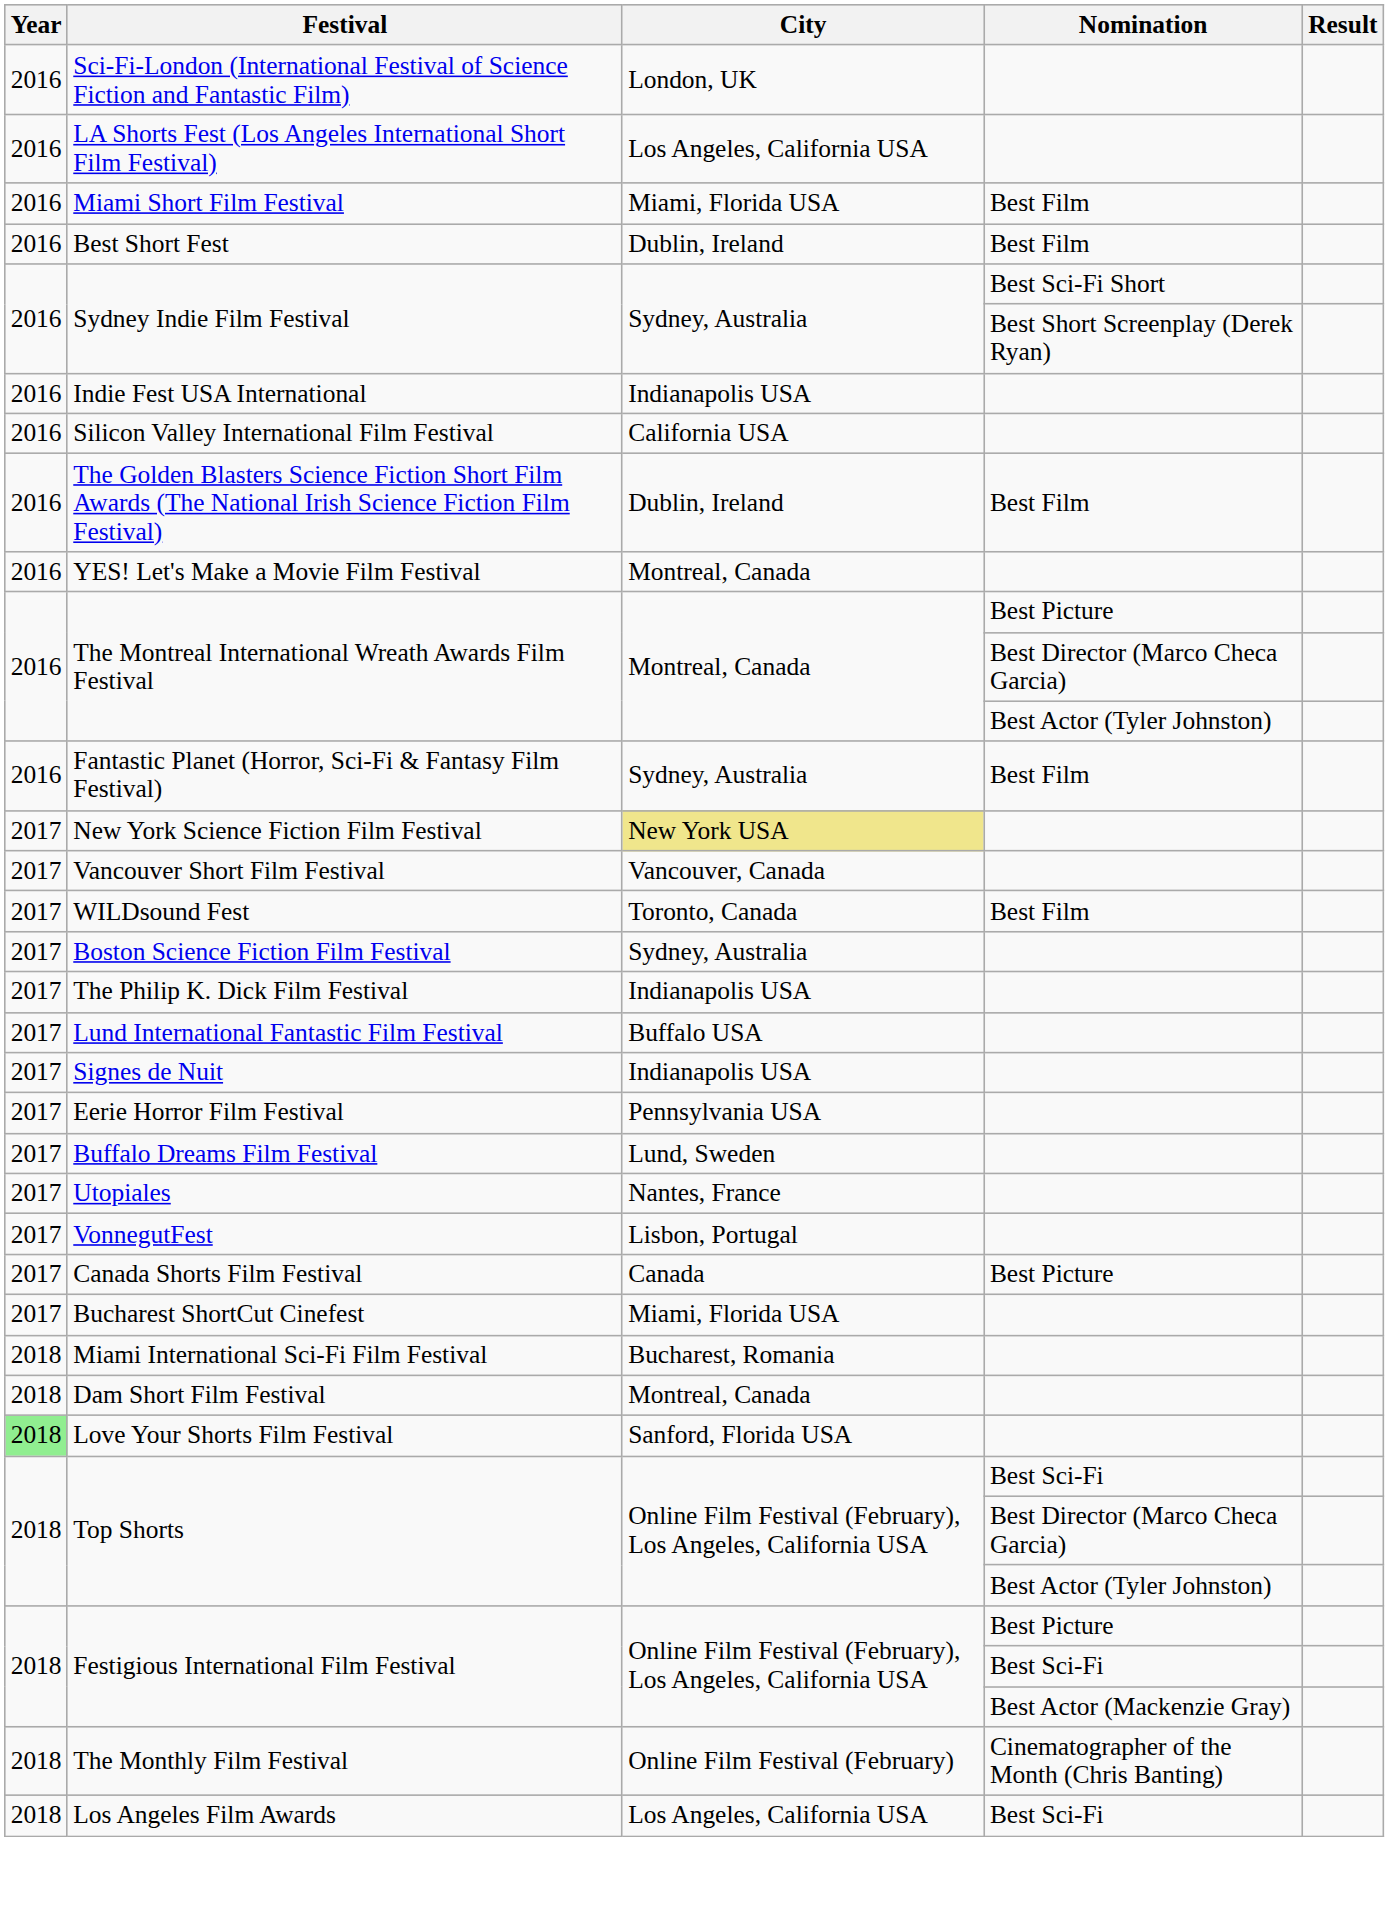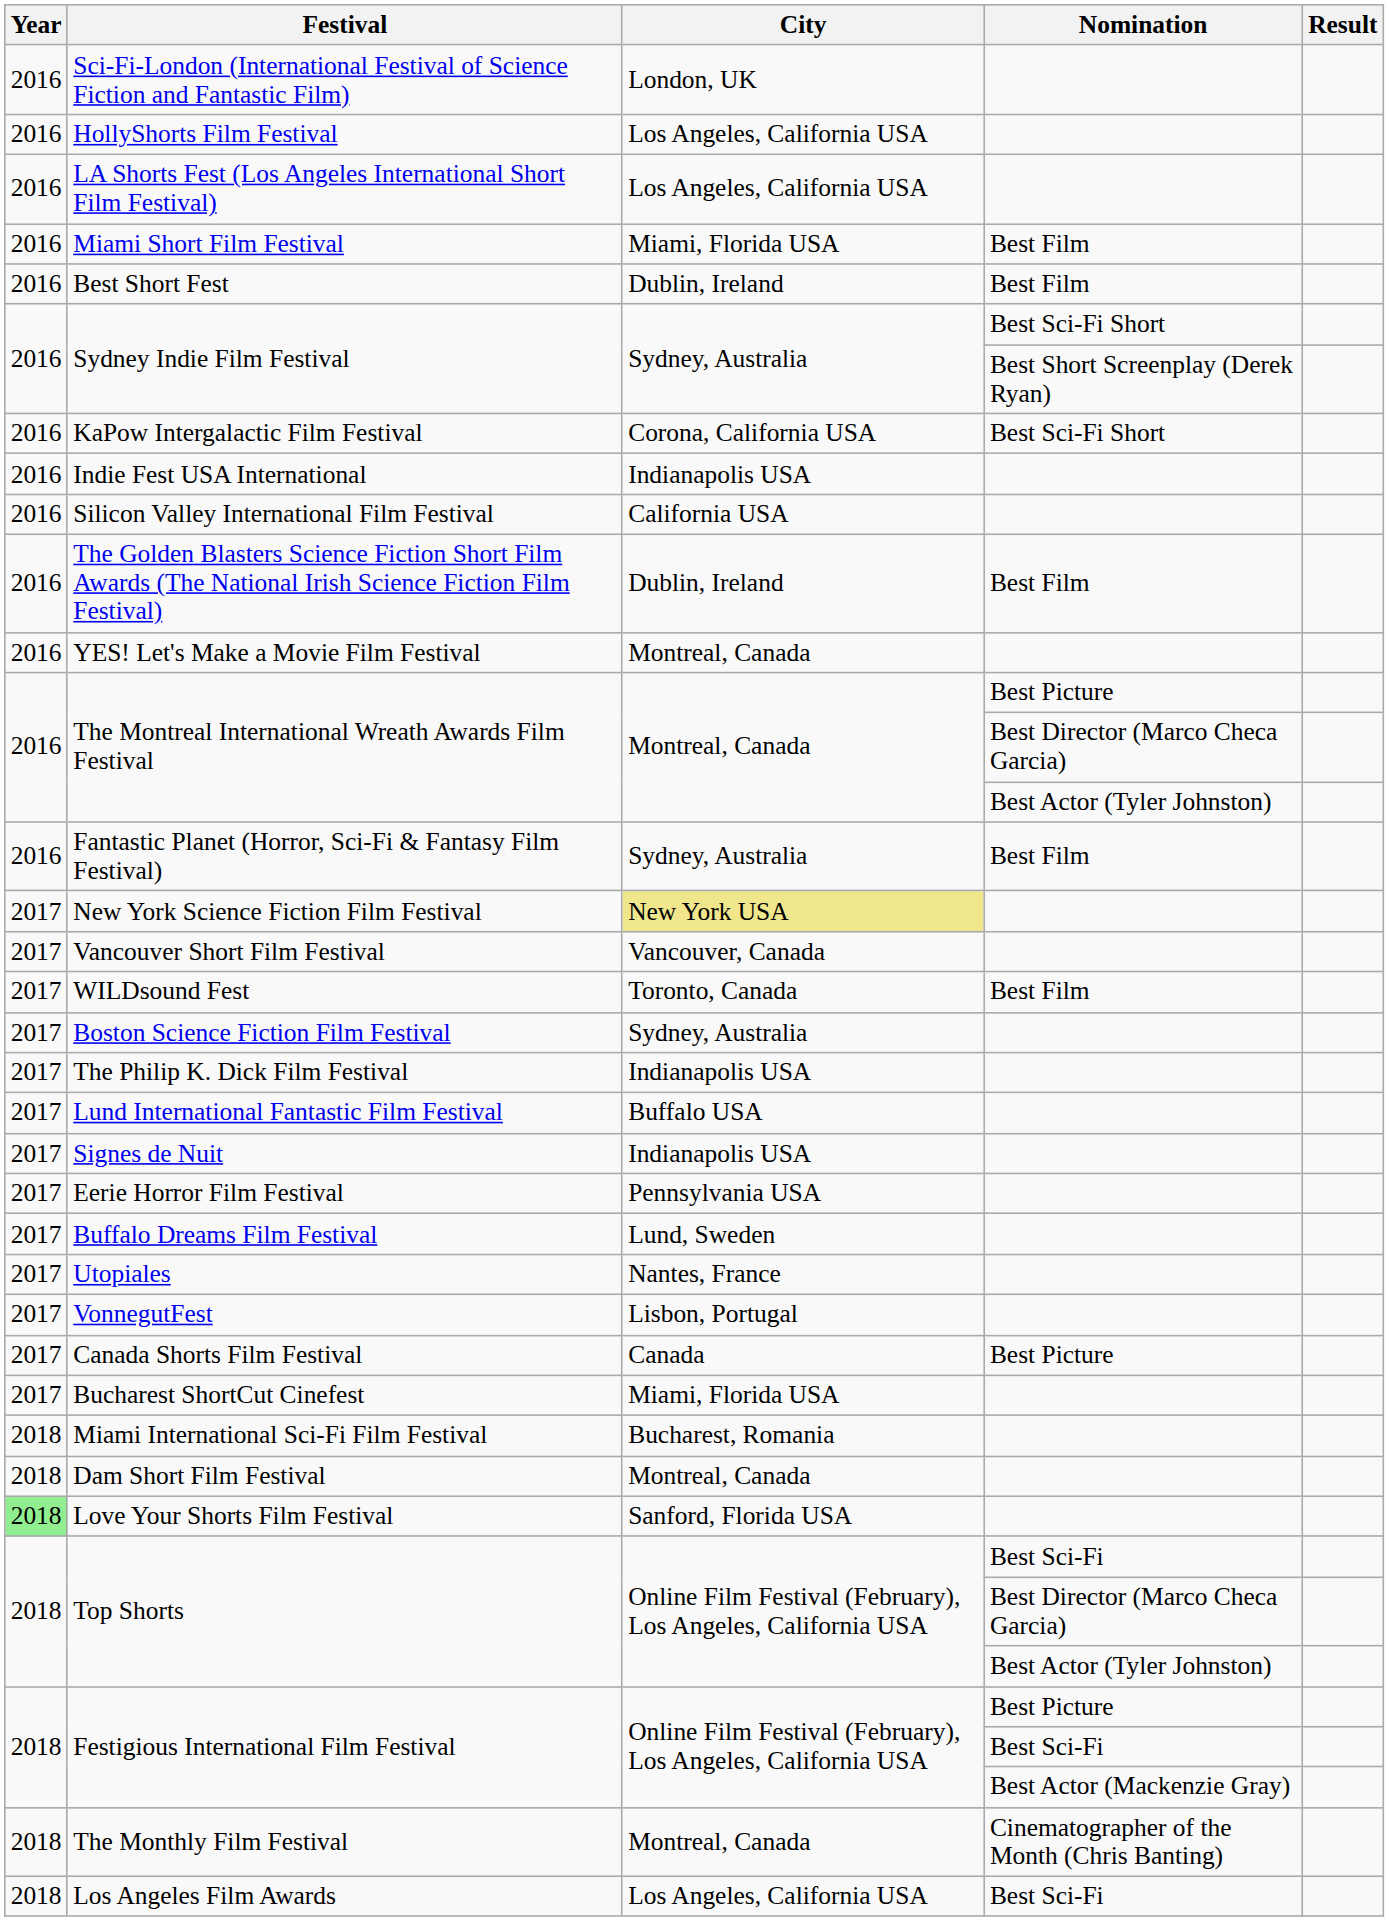+ row: (205, 133)
+ row: (248, 433)
(791, 1760) Online Film Festival (February) -> (719, 1841) Montreal, Canada
